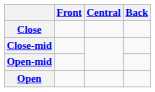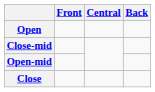rows swapped: (29, 29) <-> (29, 78)
